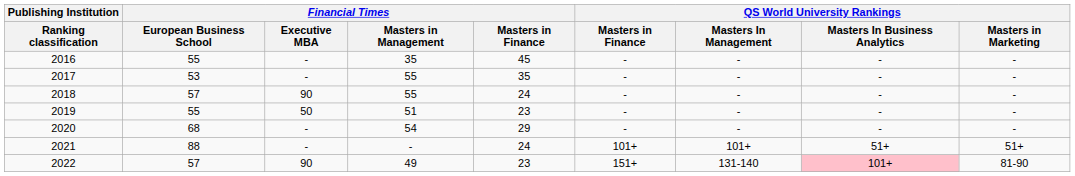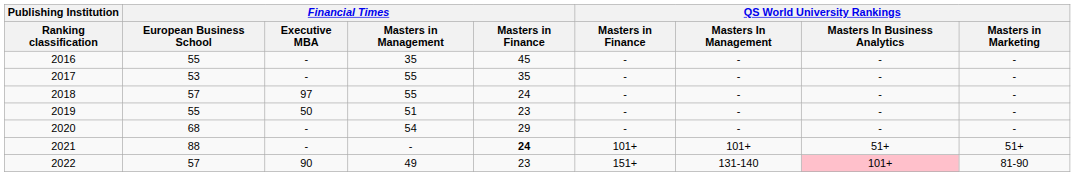(306, 94) 90 -> (306, 94) 97
(524, 146) normal -> (524, 146) bold
